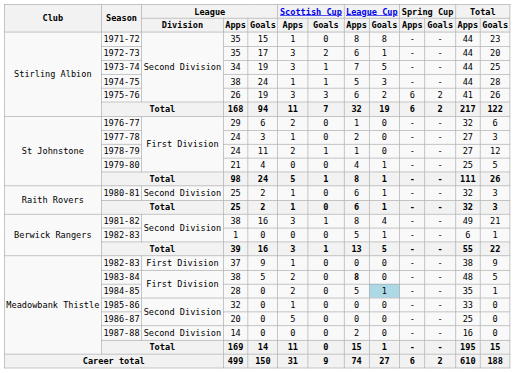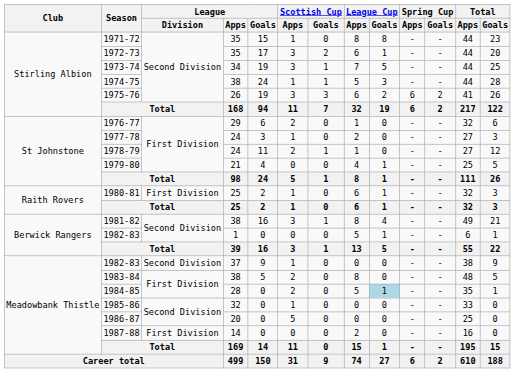(182, 193) Second Division -> (182, 193) First Division
(182, 263) First Division -> (182, 263) Second Division
(357, 277) bold -> (357, 277) normal
(182, 333) Second Division -> (182, 333) First Division
